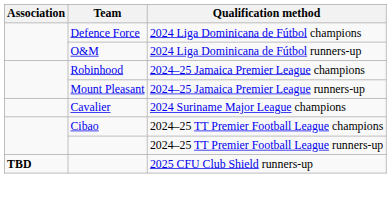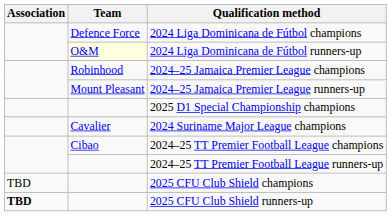(85, 51) no background -> (85, 51) lightyellow background
+ row: (253, 107)
+ row: (231, 182)
